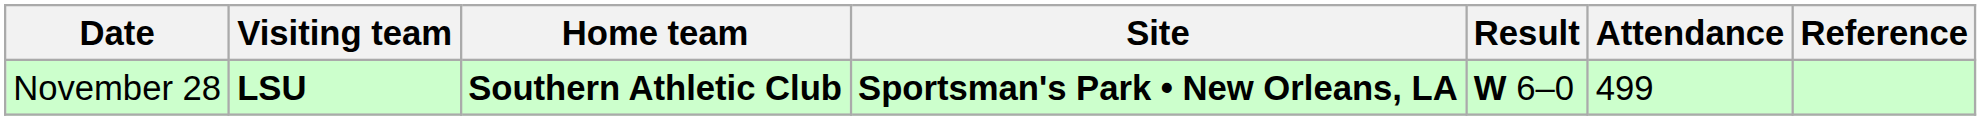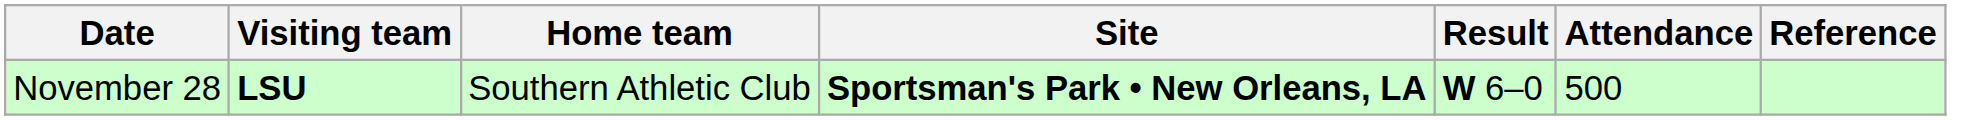(655, 88) bold -> (639, 88) normal
(1625, 88) 499 -> (1593, 88) 500
